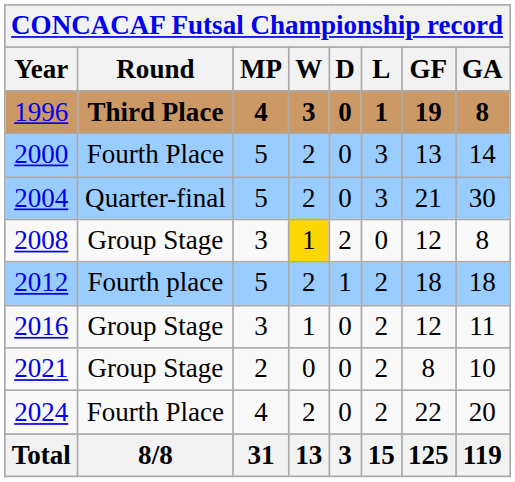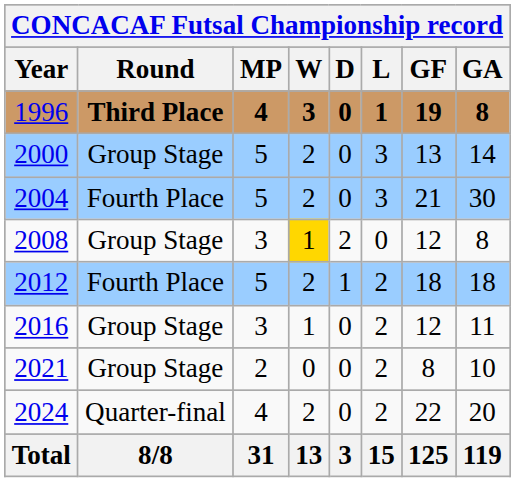(155, 154) Fourth Place -> (155, 154) Group Stage
(155, 197) Quarter-final -> (155, 197) Fourth Place
(155, 283) Fourth place -> (155, 283) Fourth Place
(155, 411) Fourth Place -> (155, 411) Quarter-final
